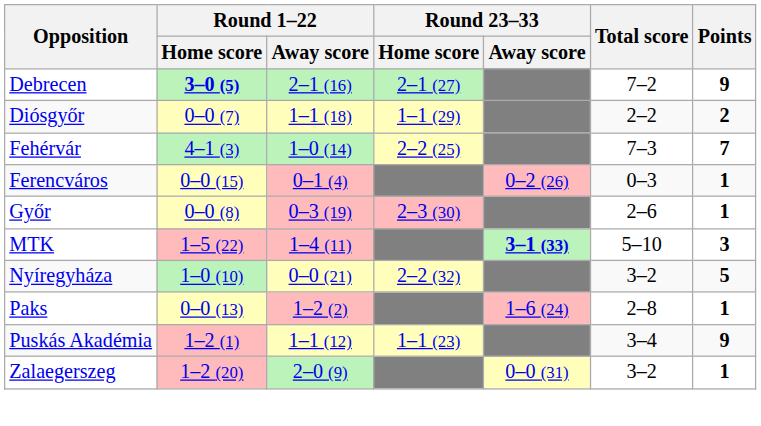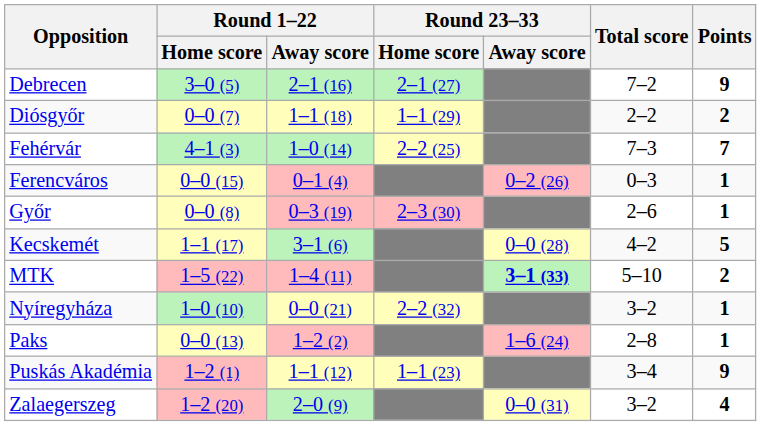(212, 84) bold -> (212, 84) normal
+ row: (54, 244)
(725, 244) 3 -> (725, 276) 2
(725, 276) 5 -> (725, 308) 1
(725, 372) 1 -> (725, 404) 4
